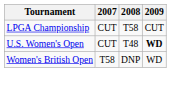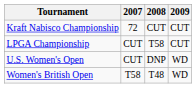+ row: (63, 28)
(131, 44) T48 -> (156, 59) DNP
(154, 44) bold -> (180, 59) normal
(131, 59) DNP -> (156, 75) T48
